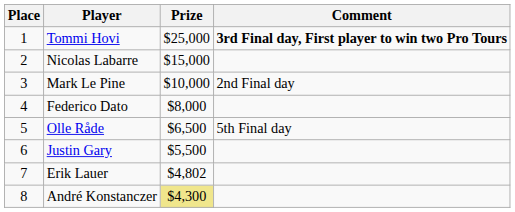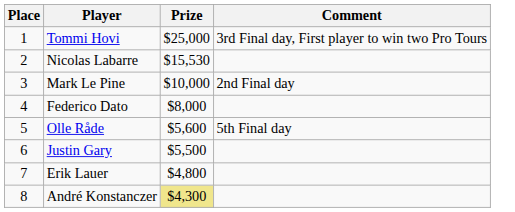(362, 38) bold -> (352, 38) normal
(187, 60) $15,000 -> (187, 60) $15,530
(187, 128) $6,500 -> (187, 128) $5,600
(187, 173) $4,802 -> (187, 173) $4,800
